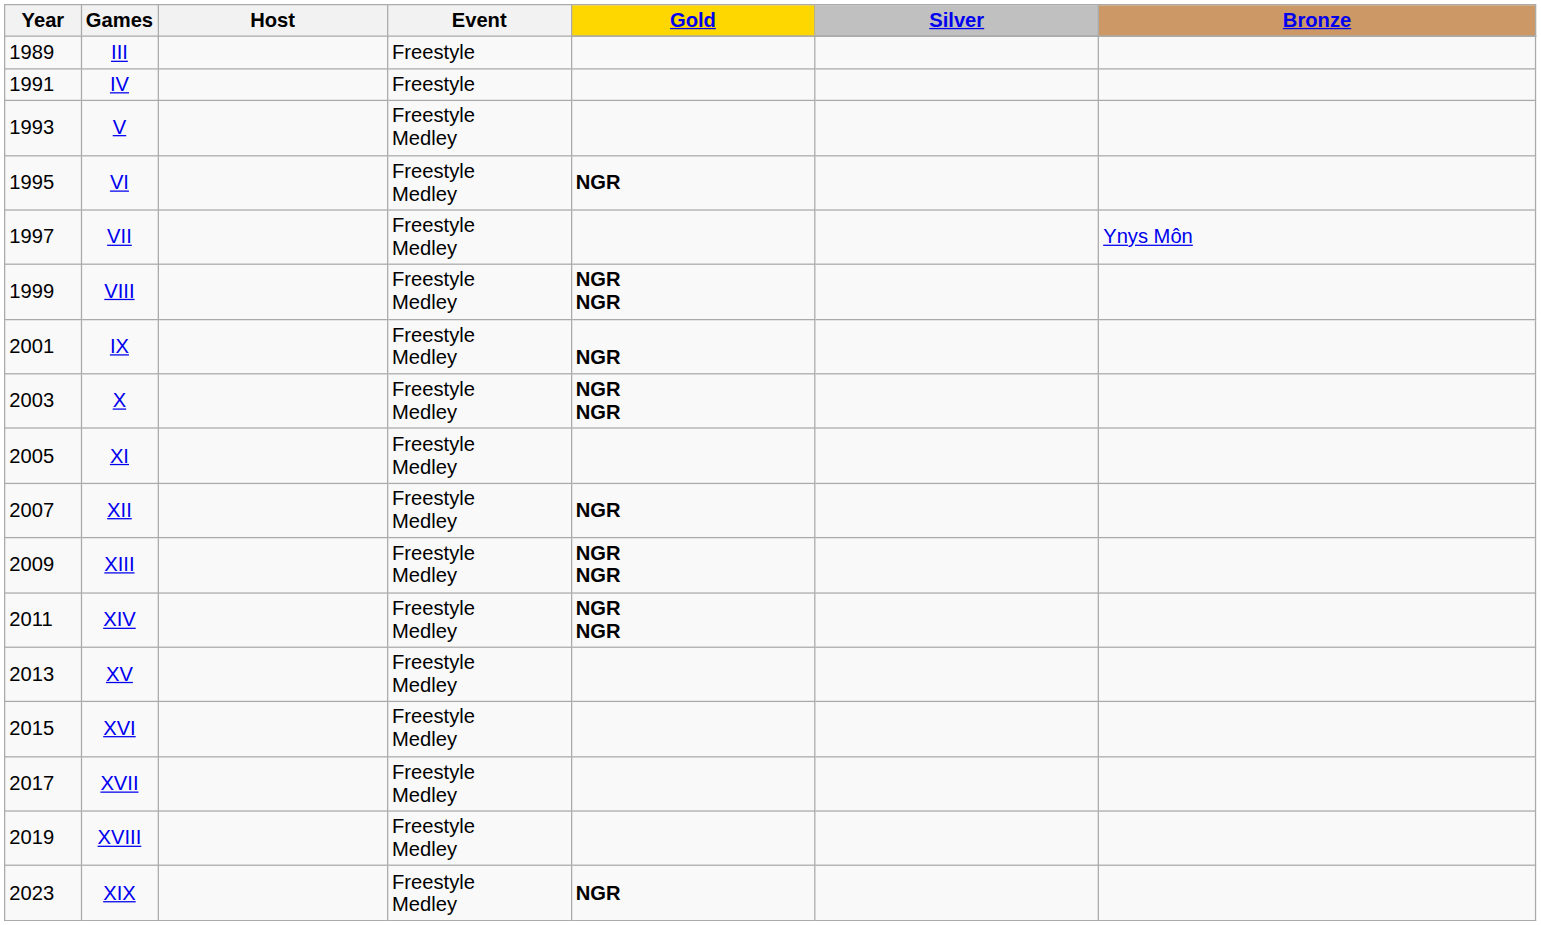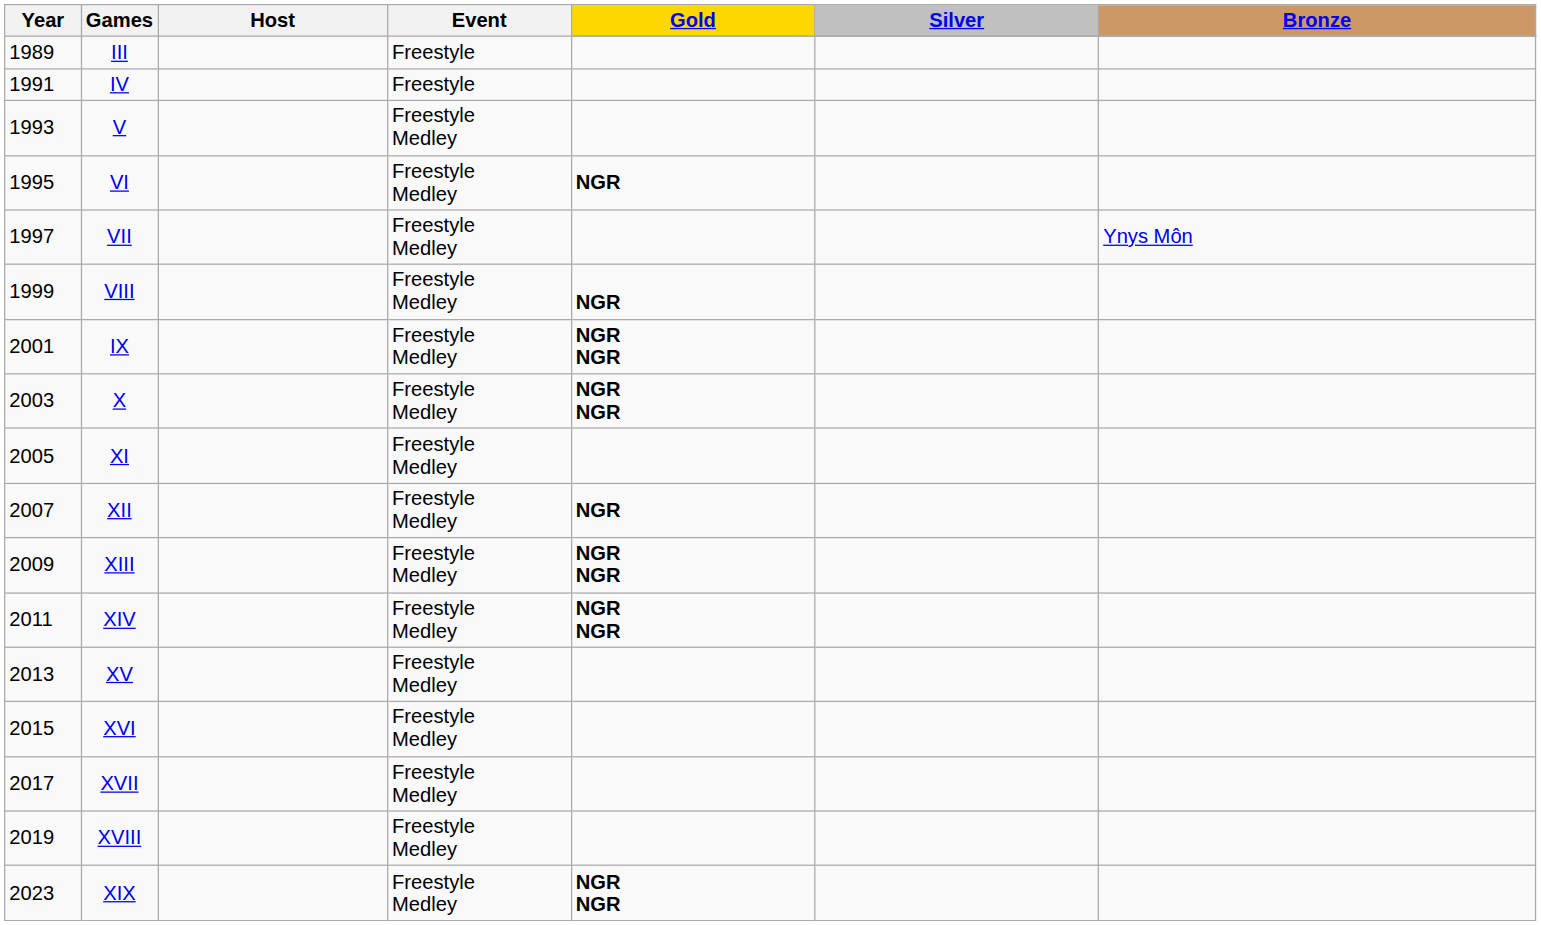(598, 291) NGR NGR -> (598, 303) NGR
(598, 357) NGR -> (598, 346) NGR NGR
(598, 892) NGR -> (598, 892) NGR NGR
